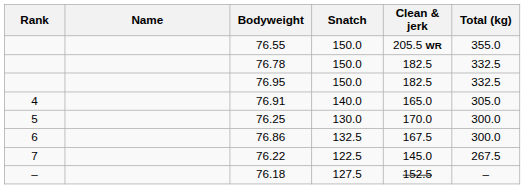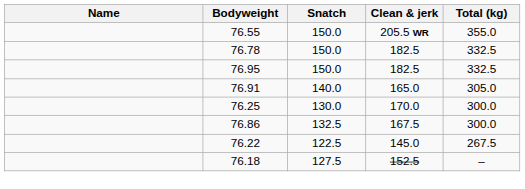- column: (35, 20)
